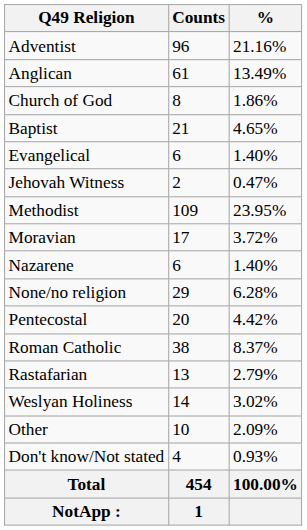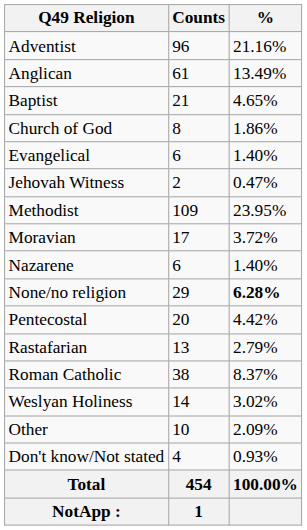rows swapped: (33, 127) <-> (60, 100)
(255, 292) normal -> (257, 292) bold
rows swapped: (48, 374) <-> (65, 347)
